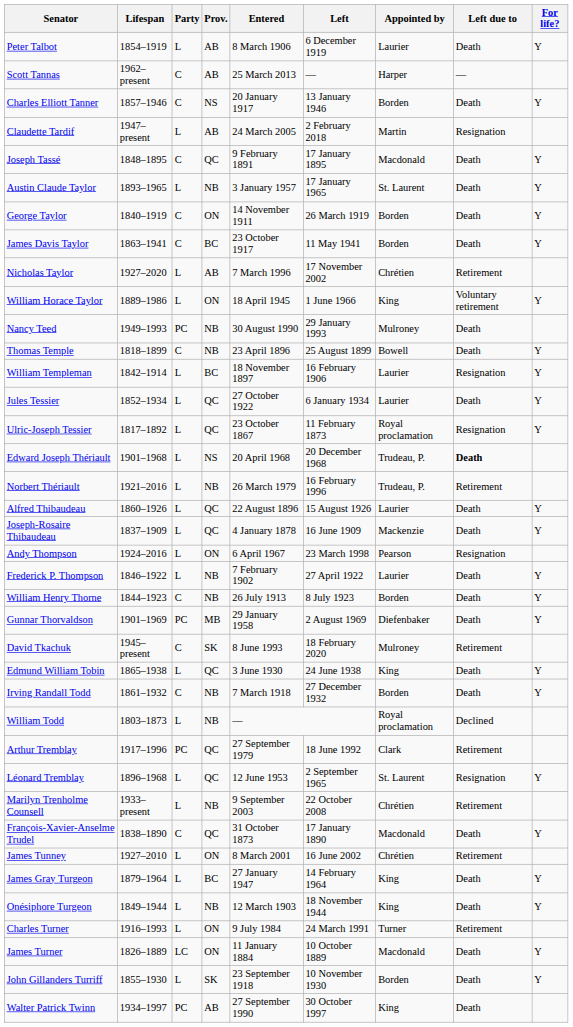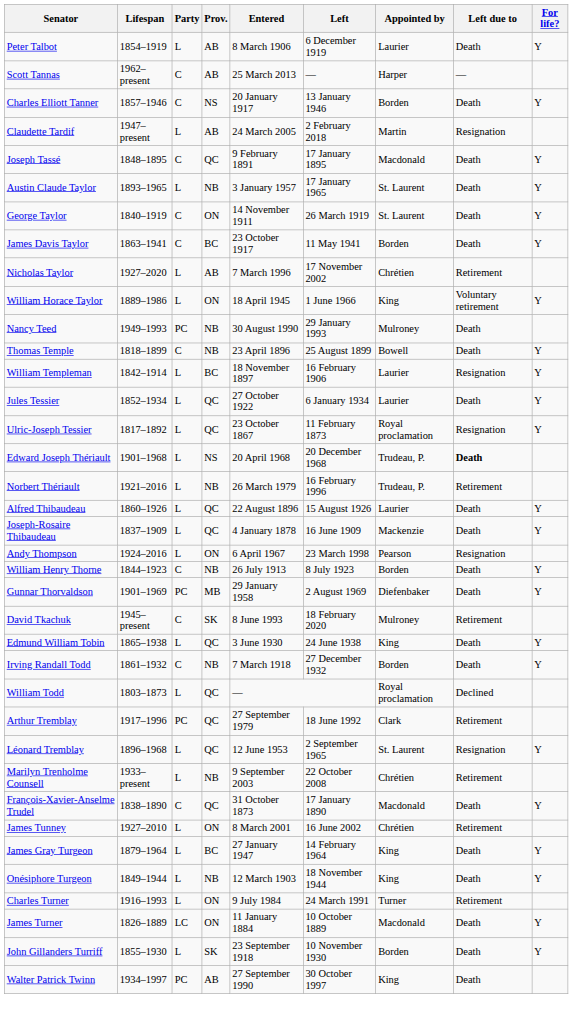(393, 215) Borden -> (401, 215) St. Laurent
- row: (55, 575)
(212, 721) NB -> (212, 693) QC
